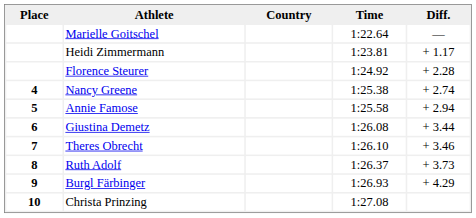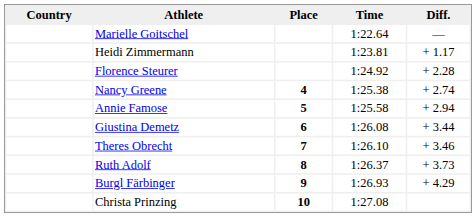columns swapped: (34, 15) <-> (289, 15)
